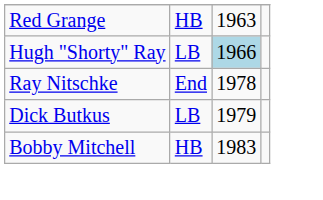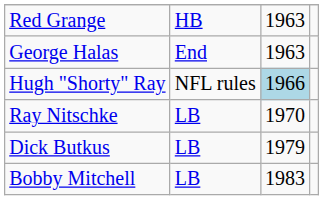+ row: (64, 52)
(188, 52) LB -> (215, 83) NFL rules
(191, 83) End -> (188, 115) LB
(236, 83) 1978 -> (285, 115) 1970
(189, 147) HB -> (188, 178) LB
